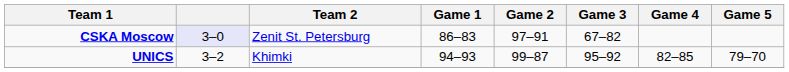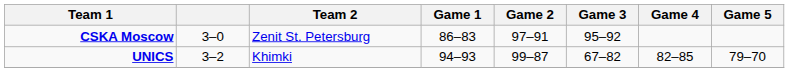(213, 36) lavender background -> (213, 36) no background
(602, 36) 67–82 -> (602, 36) 95–92
(602, 57) 95–92 -> (602, 57) 67–82
